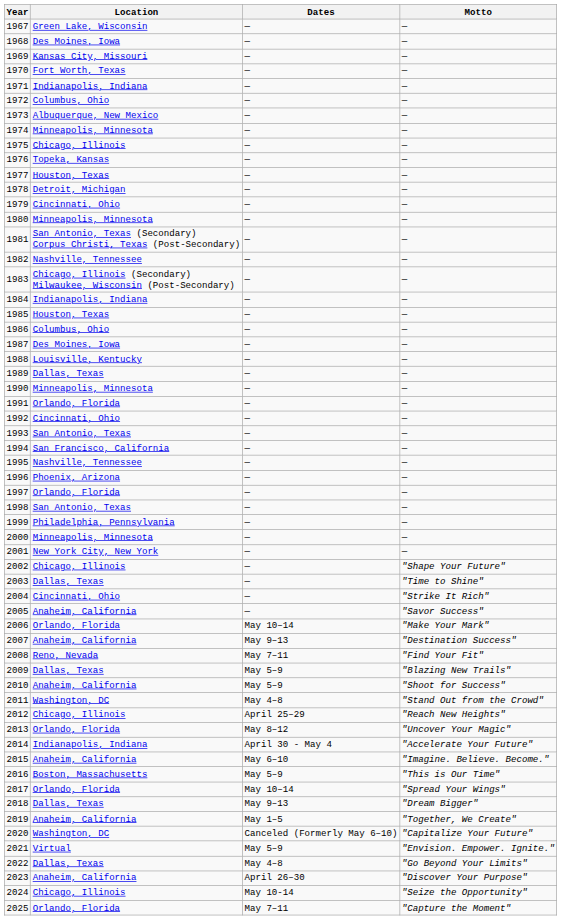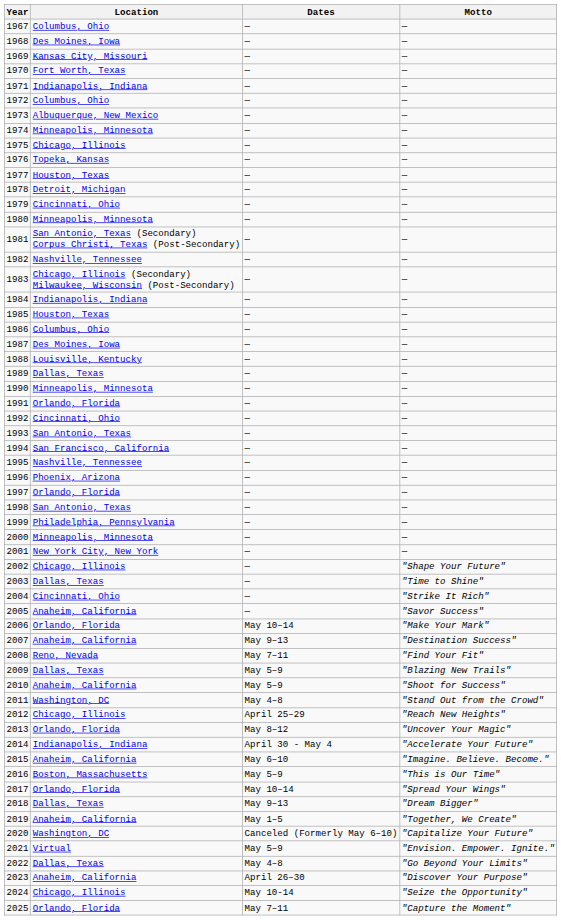(90, 27) Green Lake, Wisconsin -> (71, 27) Columbus, Ohio
